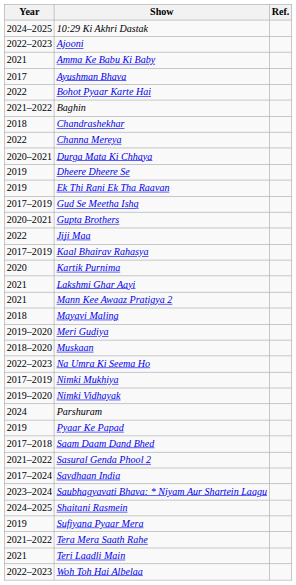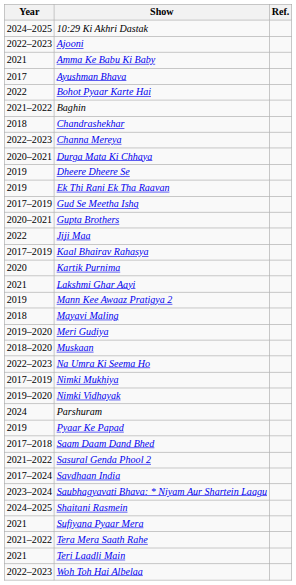(17, 140) 2022 -> (29, 140) 2022–2023
(17, 300) 2021 -> (17, 300) 2019
(17, 524) 2019 -> (17, 524) 2021
